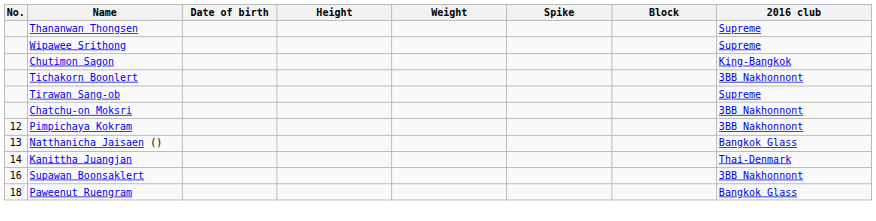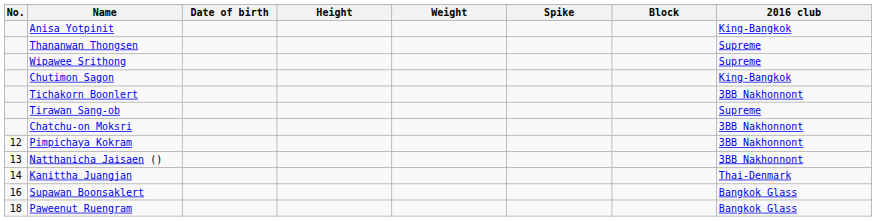+ row: (72, 29)
(758, 143) Bangkok Glass -> (761, 159) 3BB Nakhonnont
(761, 176) 3BB Nakhonnont -> (758, 192) Bangkok Glass
